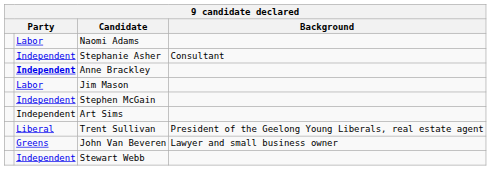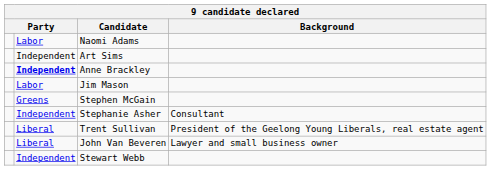rows swapped: (120, 56) <-> (101, 114)
(46, 99) Independent -> (32, 99) Greens
(32, 143) Greens -> (35, 143) Liberal
